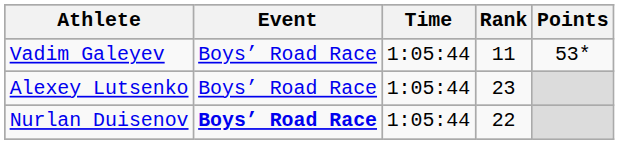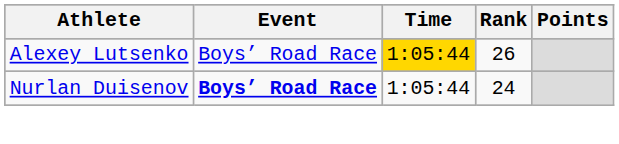- row: (87, 55)
(428, 88) no background -> (428, 55) gold background
(504, 88) 23 -> (504, 55) 26
(504, 121) 22 -> (504, 88) 24
